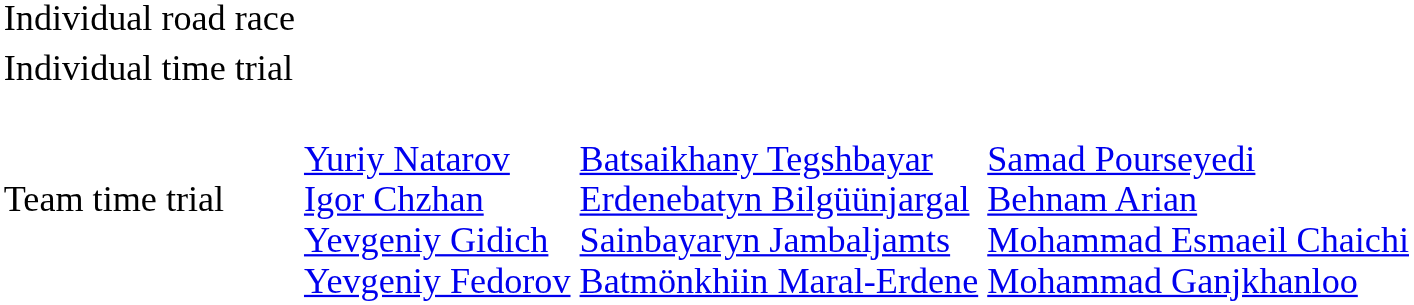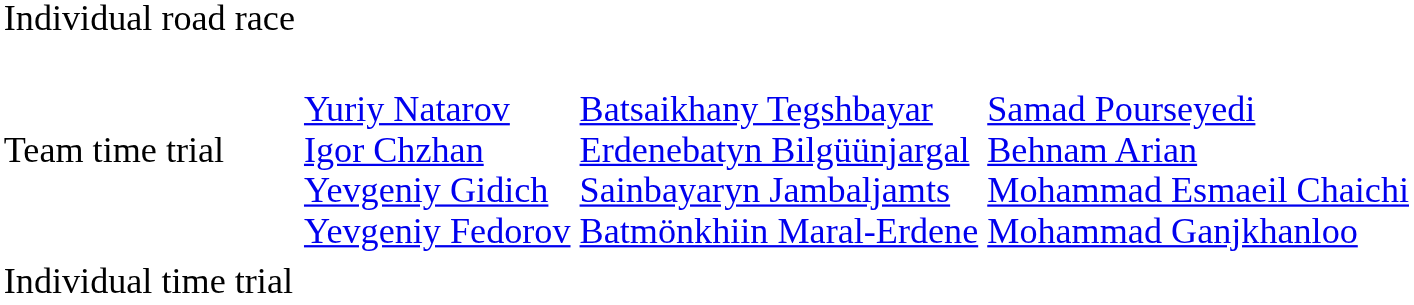rows swapped: (148, 68) <-> (114, 199)
